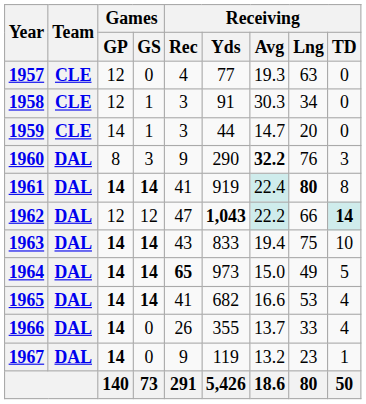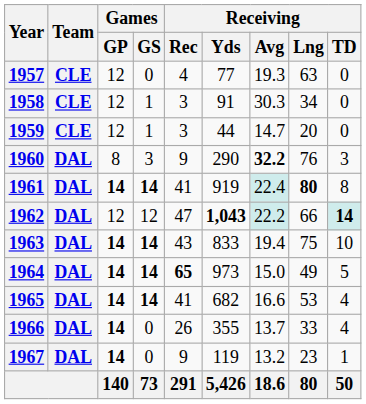(116, 131) 14 -> (116, 131) 12
